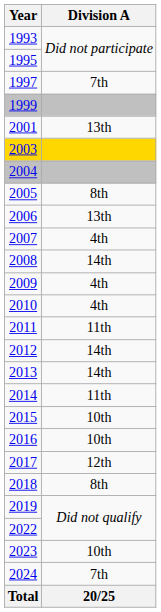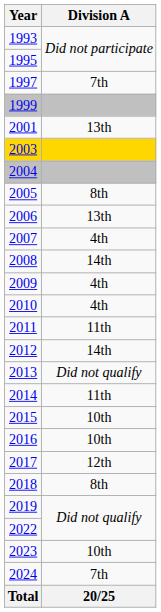(99, 372) 14th -> (99, 372) Did not qualify
